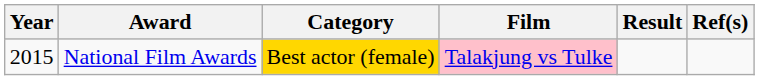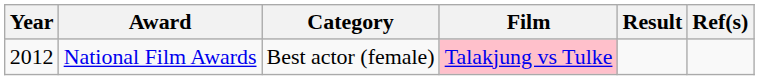(32, 56) 2015 -> (32, 56) 2012
(351, 56) gold background -> (351, 56) no background
